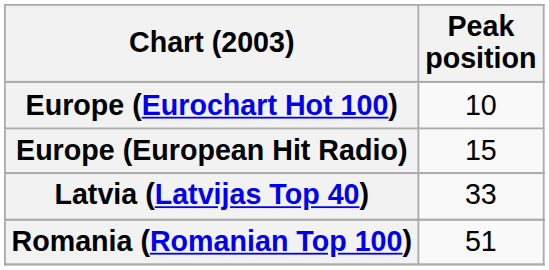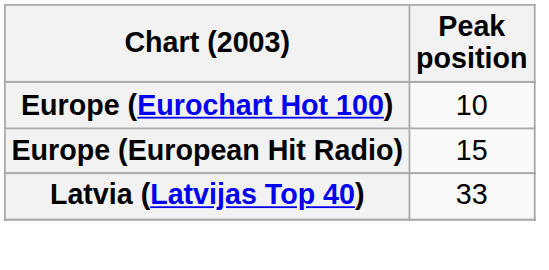- row: (212, 241)
